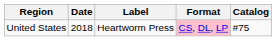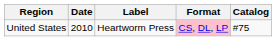(82, 28) 2018 -> (82, 28) 2010
